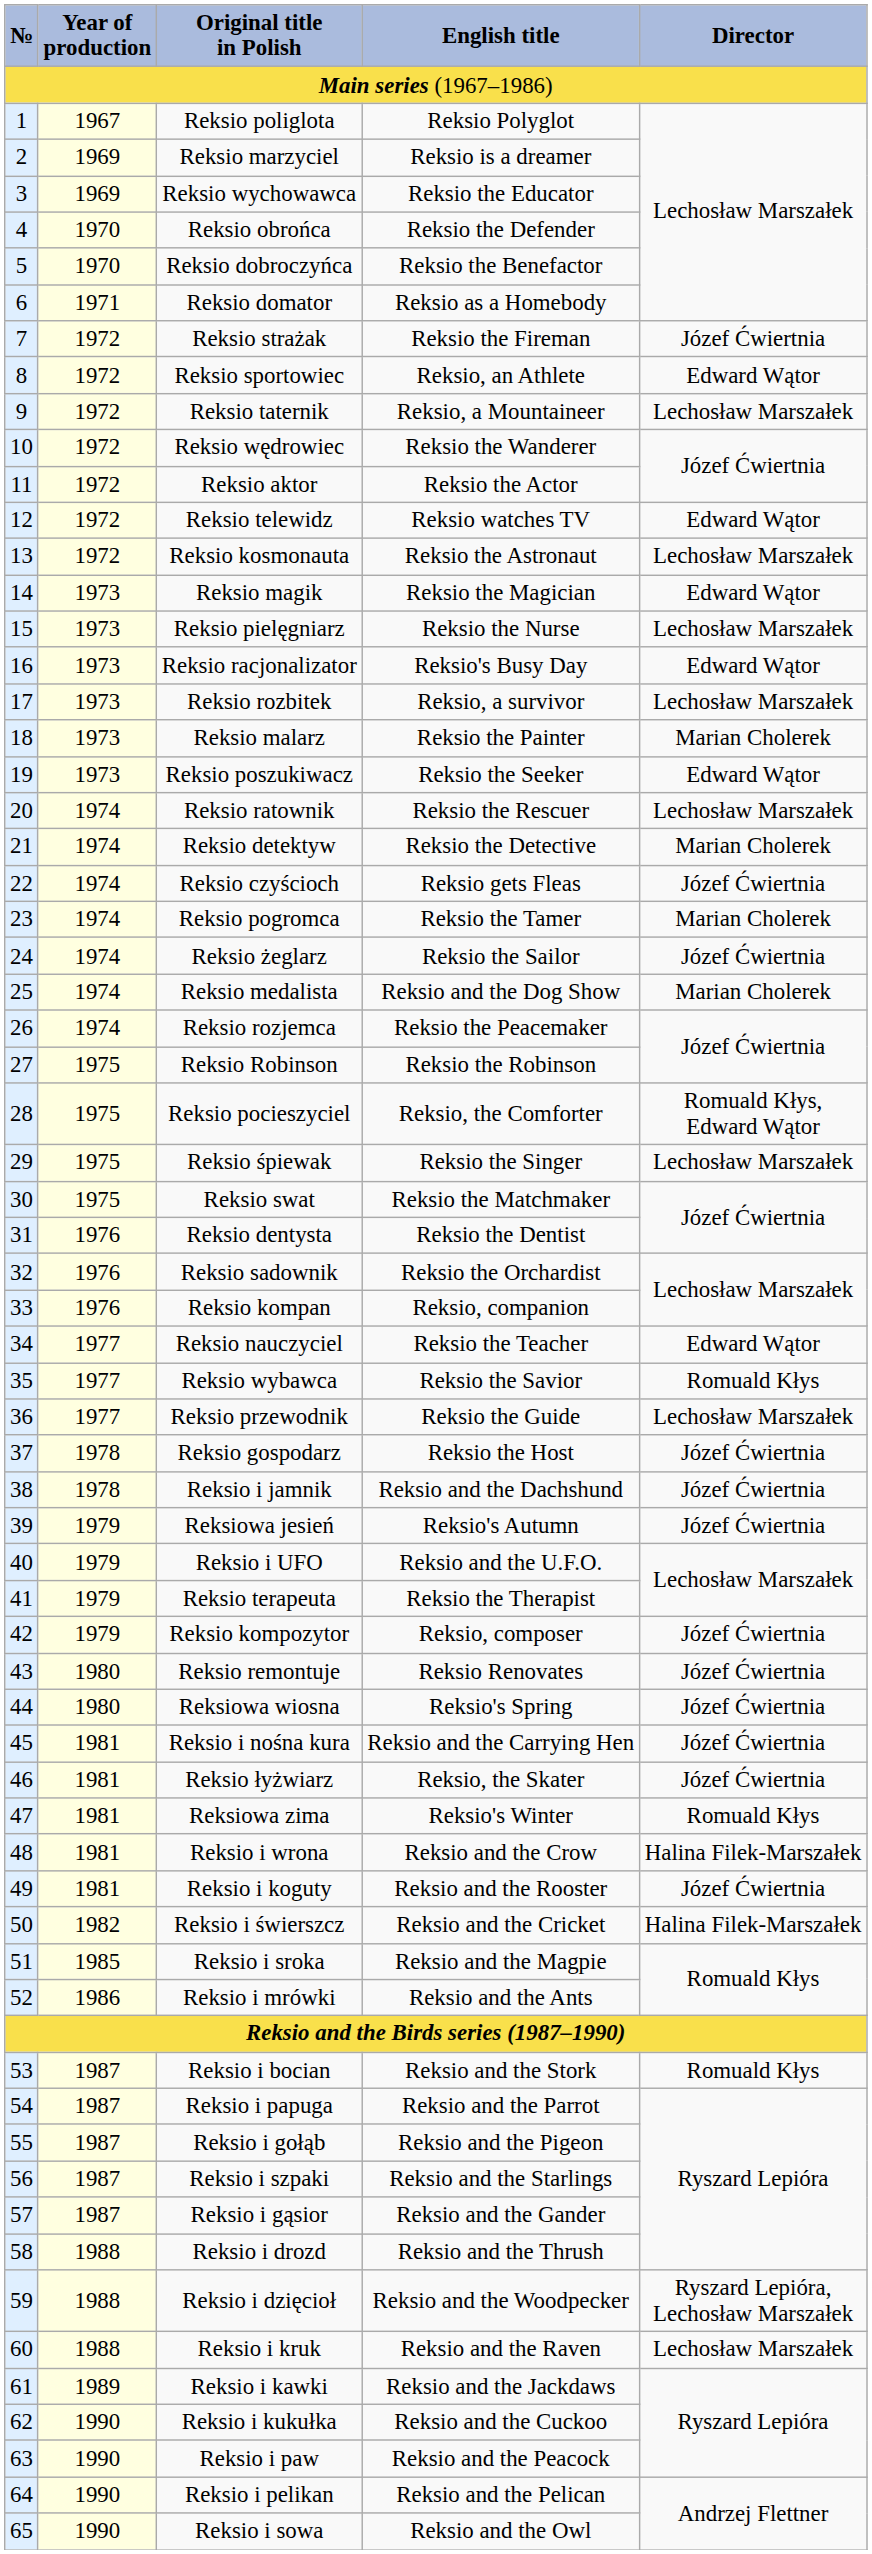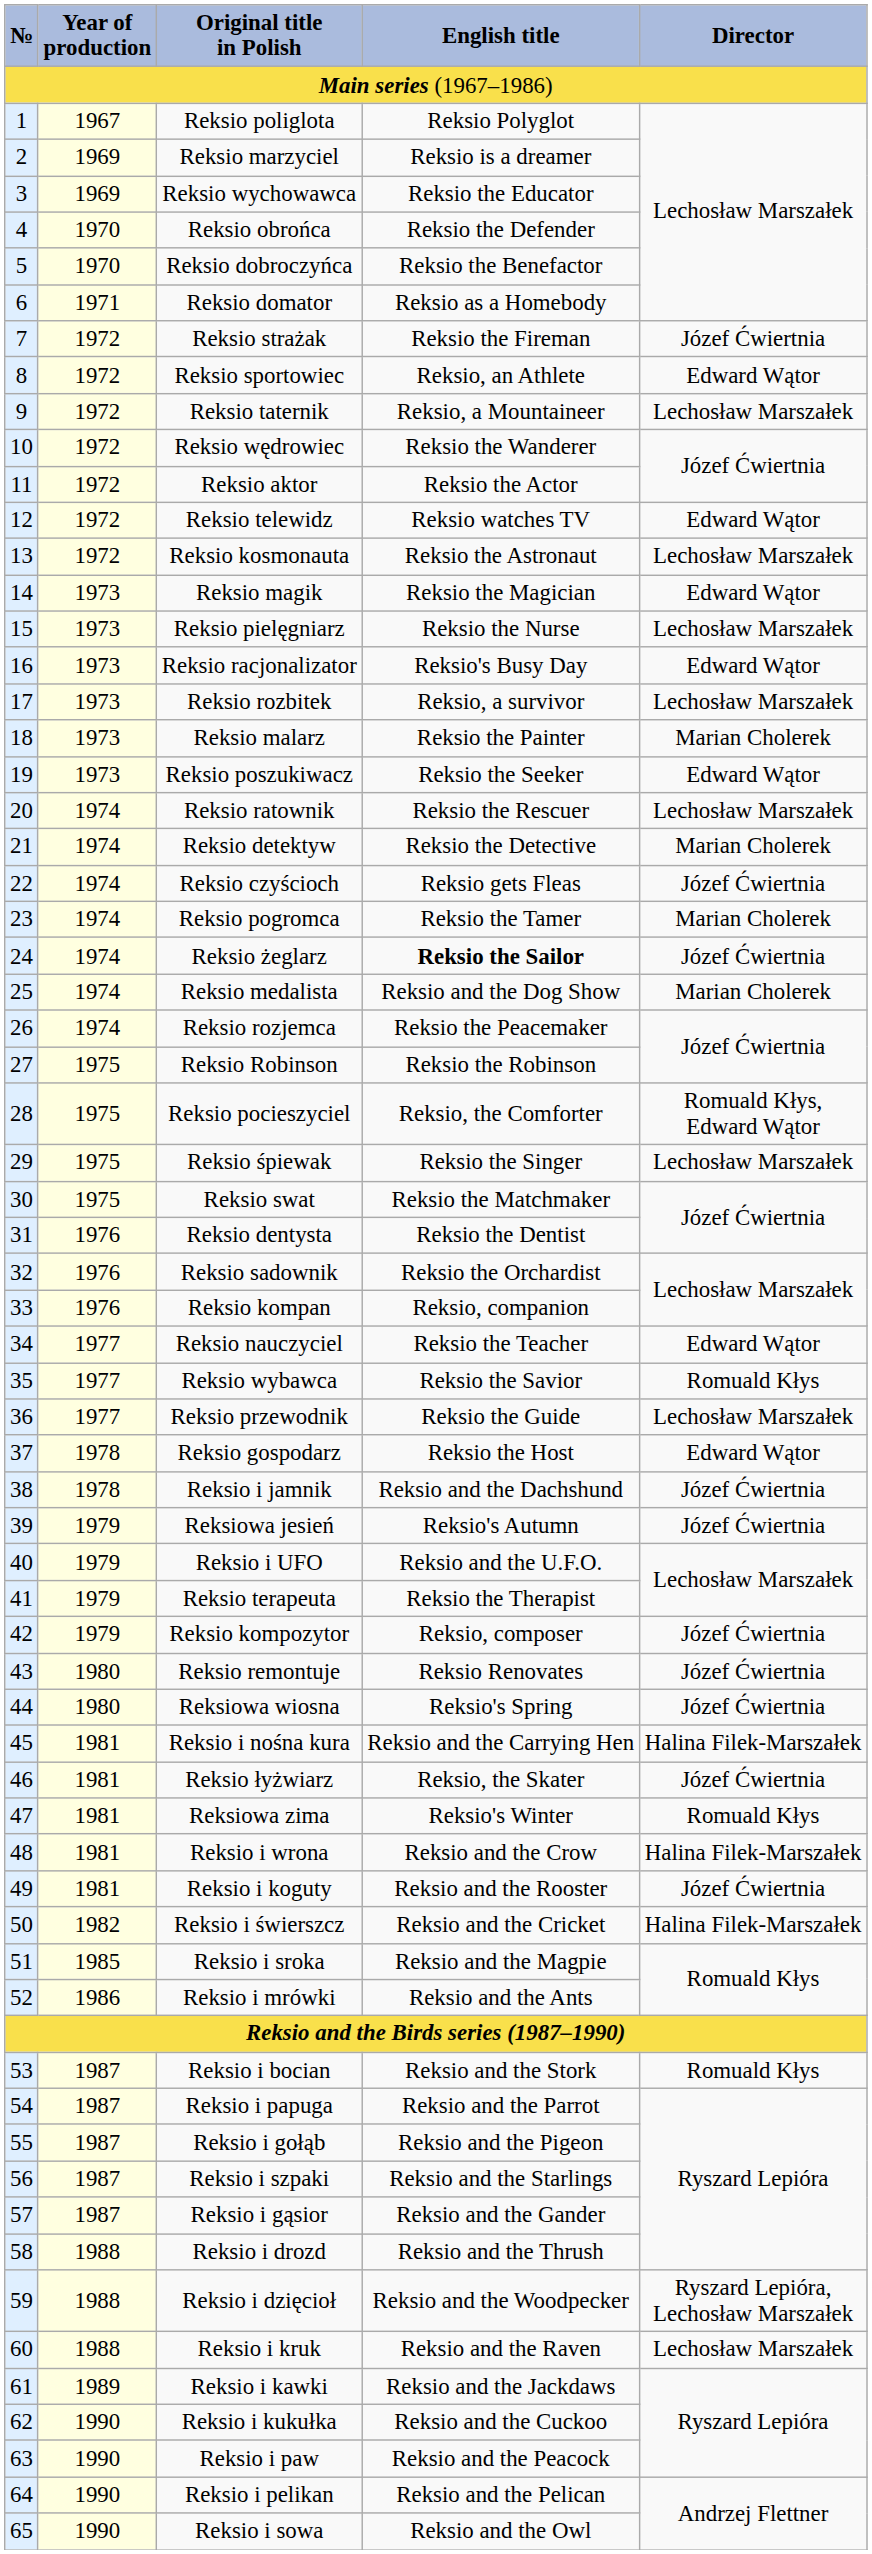(501, 955) normal -> (501, 955) bold
(753, 1453) Józef Ćwiertnia -> (753, 1453) Edward Wątor
(753, 1743) Józef Ćwiertnia -> (753, 1743) Halina Filek-Marszałek
